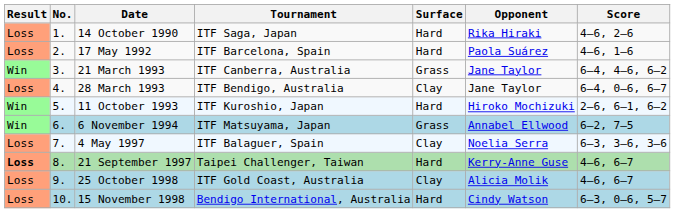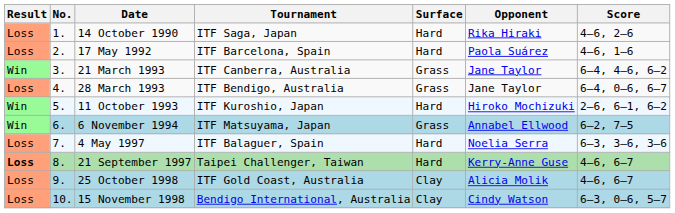(429, 87) Clay -> (433, 87) Grass
(429, 143) Clay -> (429, 143) Hard
(429, 198) Hard -> (429, 198) Clay
